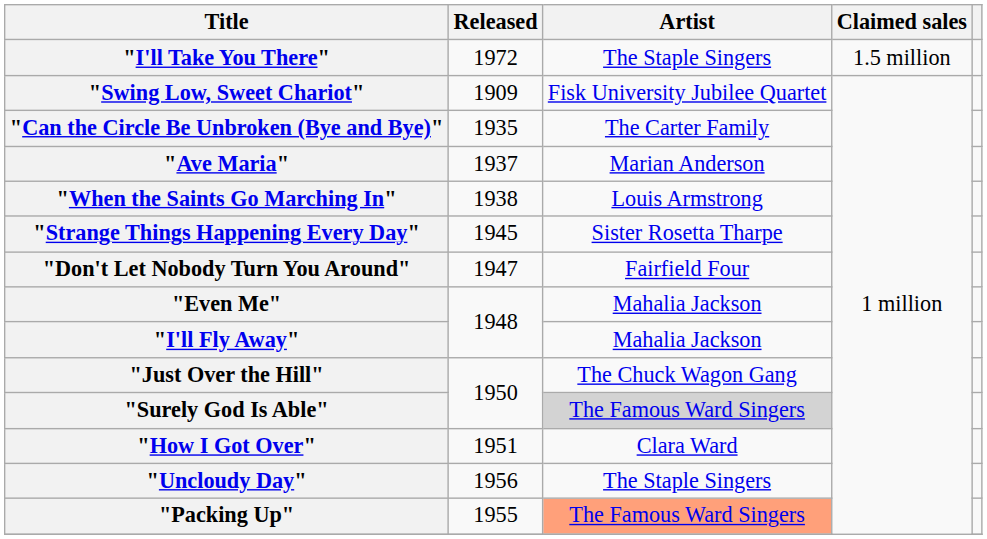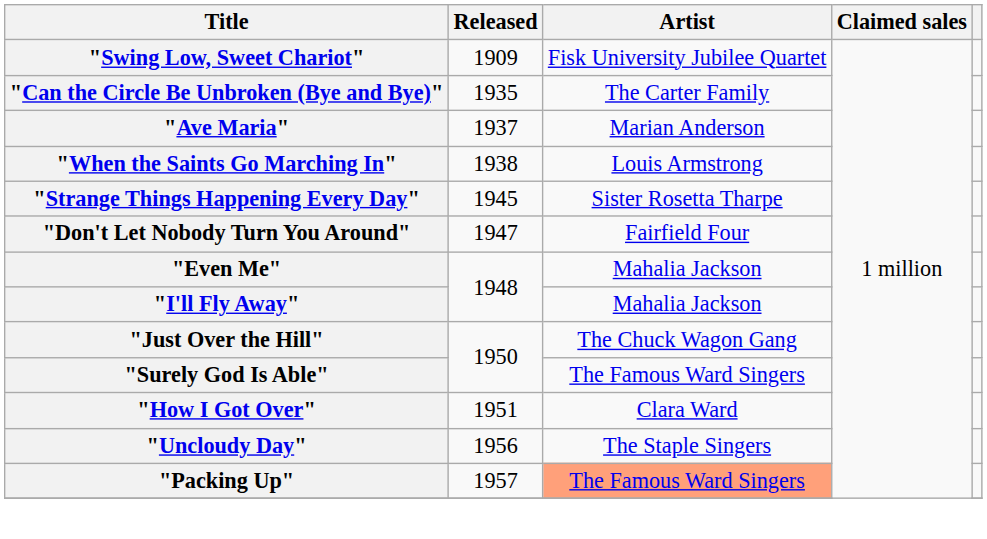- row: (227, 57)
(687, 410) lightgrey background -> (687, 374) no background
(496, 515) 1955 -> (496, 480) 1957
